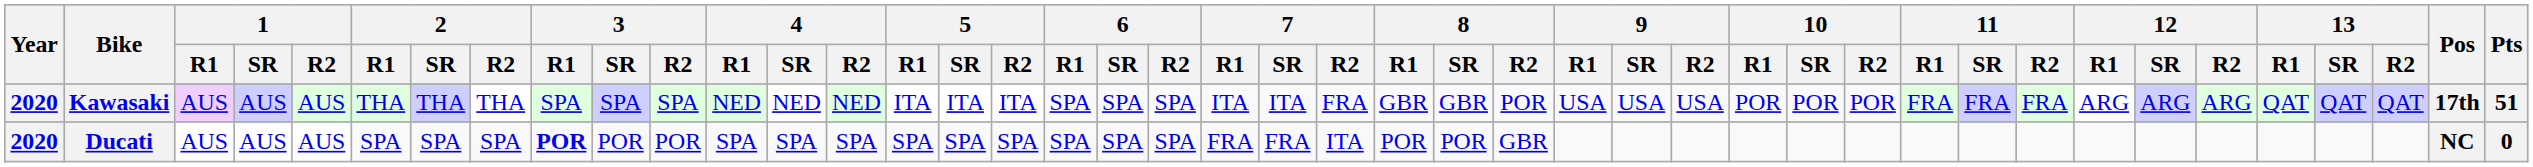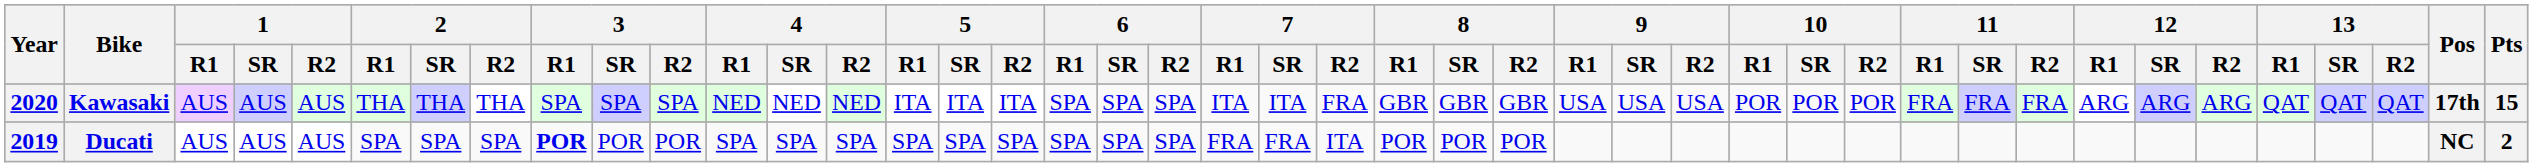(1523, 102) POR -> (1523, 102) GBR
(2507, 102) 51 -> (2507, 102) 15
(34, 142) 2020 -> (34, 142) 2019
(1523, 142) GBR -> (1523, 142) POR
(2507, 142) 0 -> (2507, 142) 2
